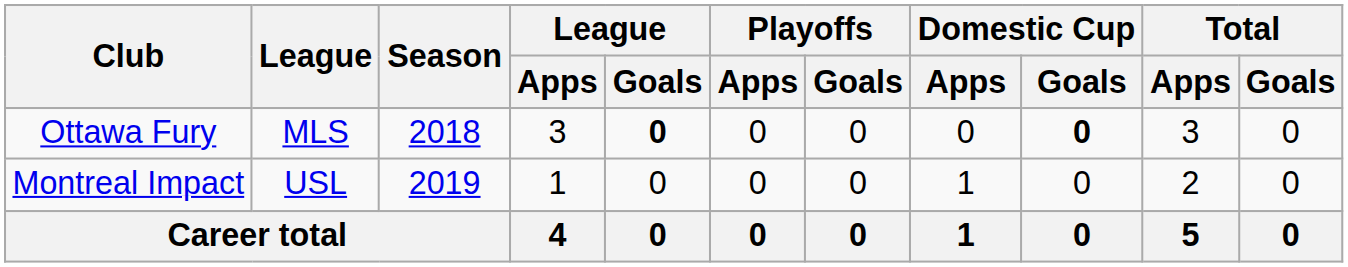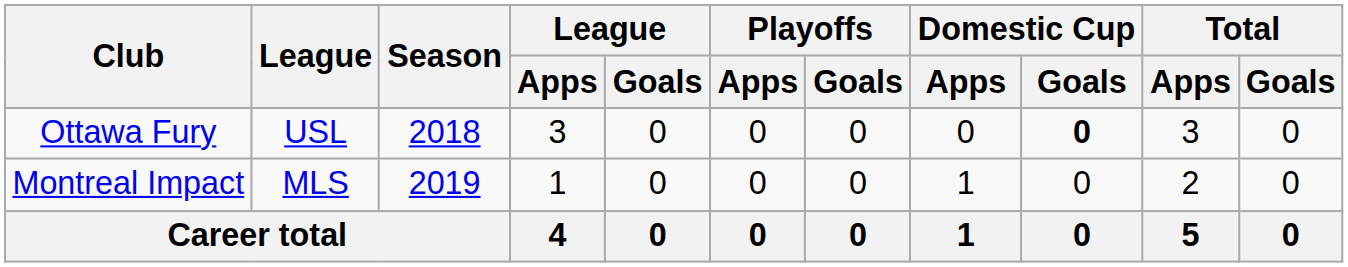(316, 132) MLS -> (316, 132) USL
(658, 132) bold -> (658, 132) normal
(316, 183) USL -> (316, 183) MLS
